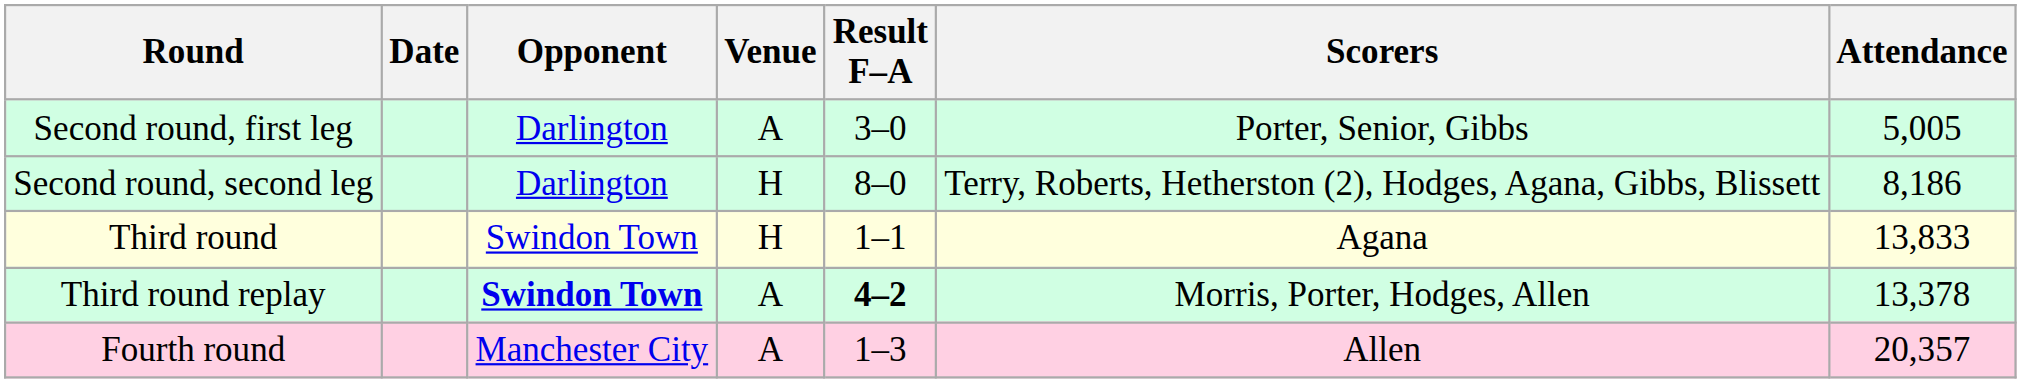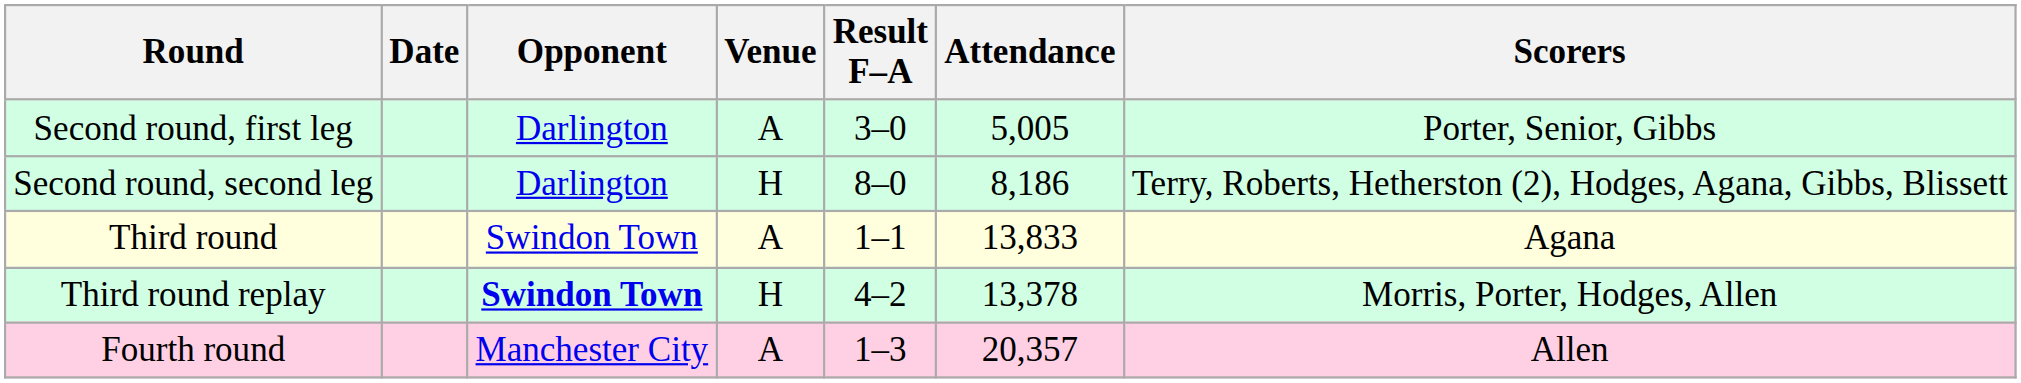columns swapped: (1382, 51) <-> (1922, 51)
(770, 238) H -> (770, 238) A
(770, 293) A -> (770, 293) H
(880, 293) bold -> (880, 293) normal
